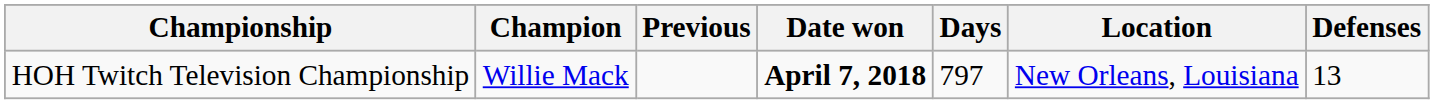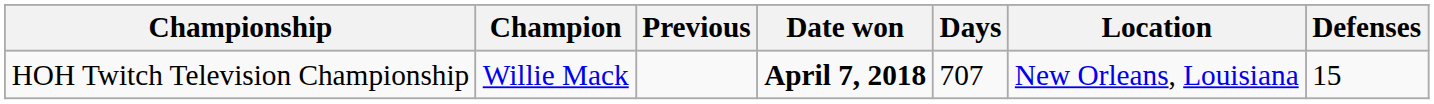(962, 74) 797 -> (962, 74) 707
(1327, 74) 13 -> (1327, 74) 15
